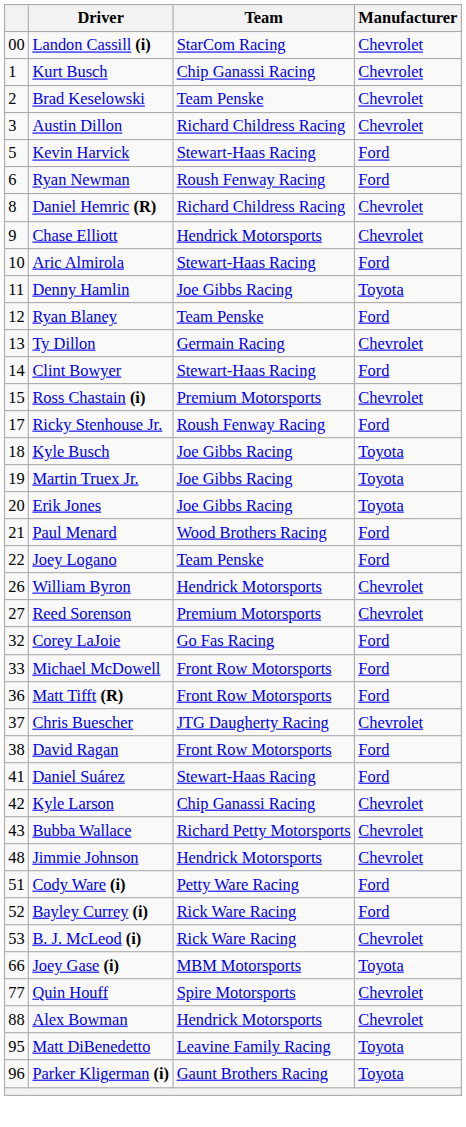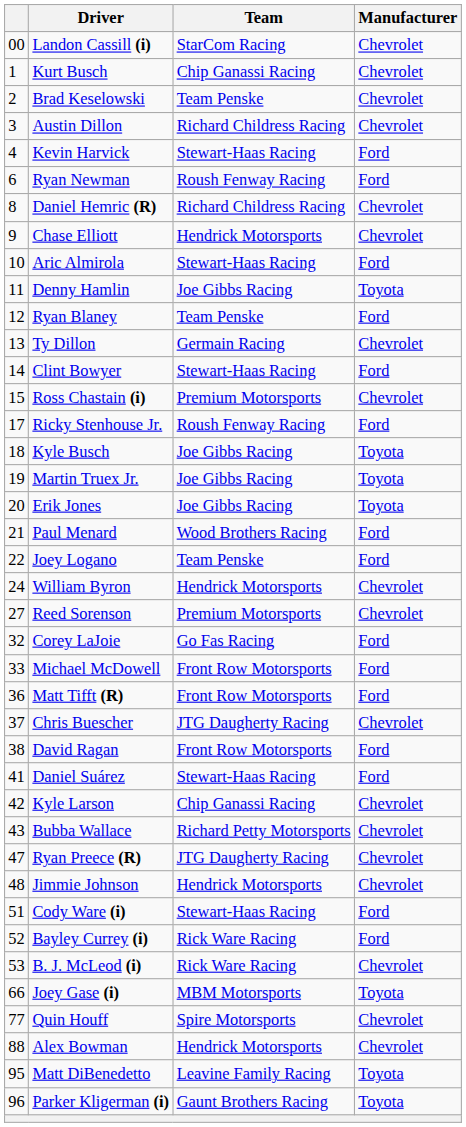(12, 153) 5 -> (12, 153) 4
(17, 586) 26 -> (17, 586) 24
+ row: (87, 857)
(238, 884) Petty Ware Racing -> (246, 911) Stewart-Haas Racing
